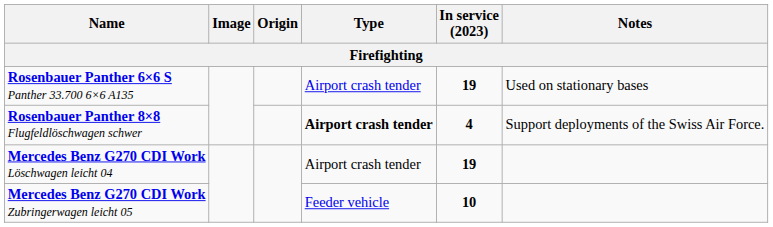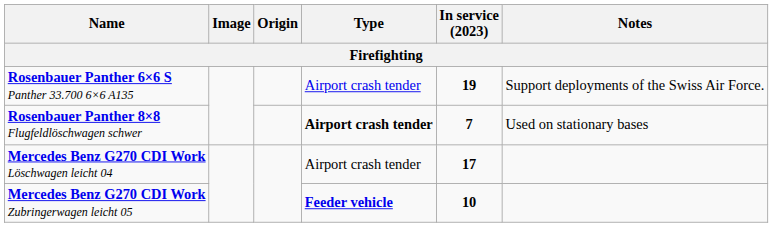(577, 85) Used on stationary bases -> (635, 85) Support deployments of the Swiss Air Force.
(469, 124) 4 -> (469, 124) 7
(635, 124) Support deployments of the Swiss Air Force. -> (577, 124) Used on stationary bases
(469, 163) 19 -> (469, 163) 17
(347, 203) normal -> (349, 203) bold
